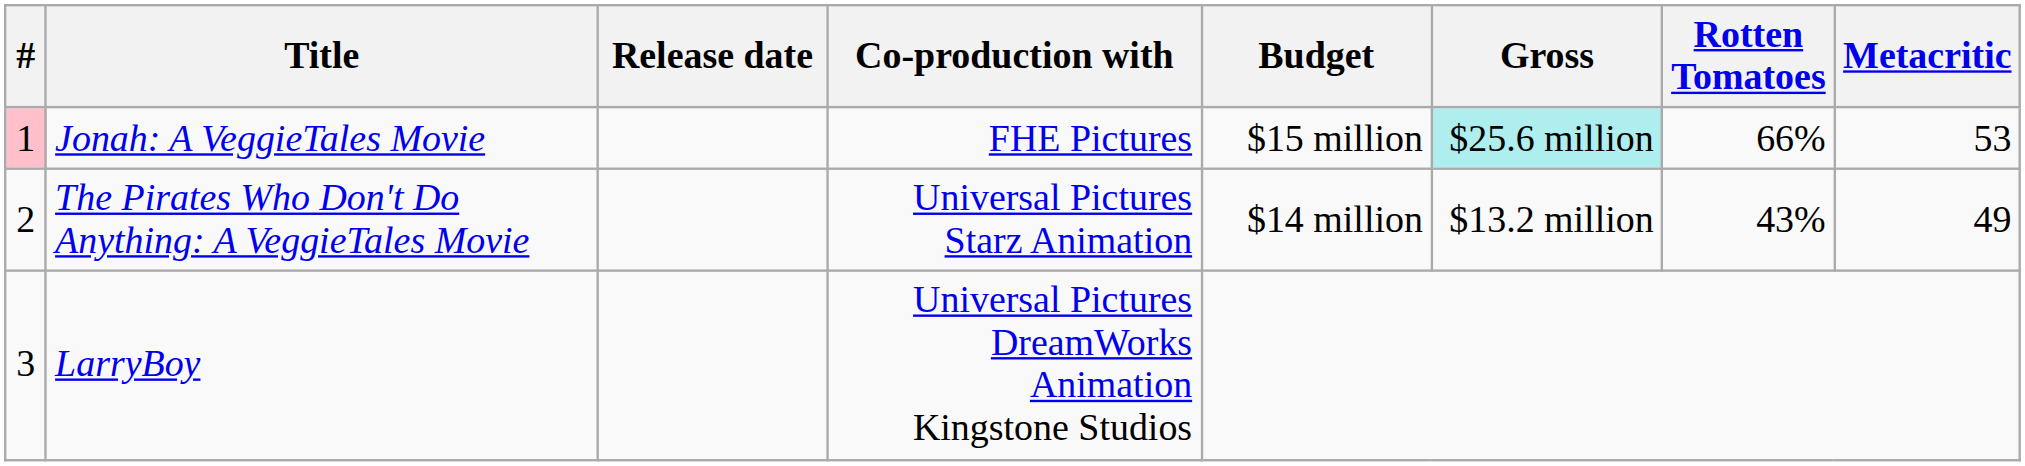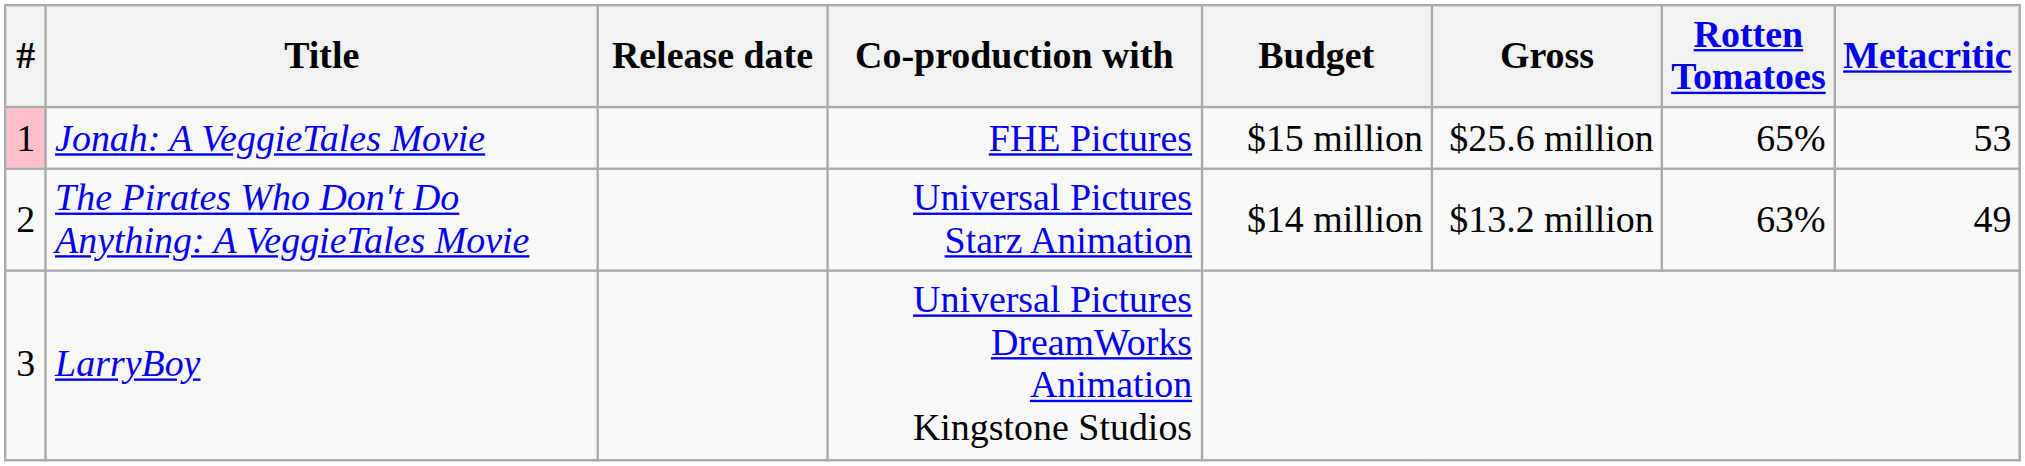(1551, 137) paleturquoise background -> (1551, 137) no background
(1791, 137) 66% -> (1791, 137) 65%
(1791, 218) 43% -> (1791, 218) 63%
